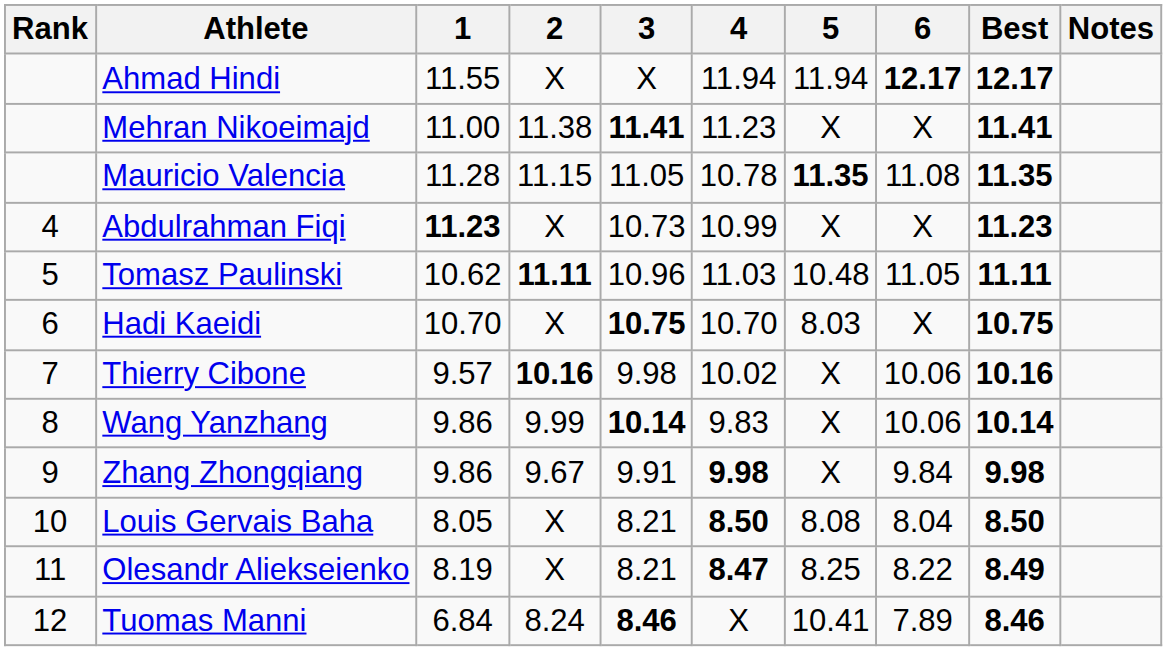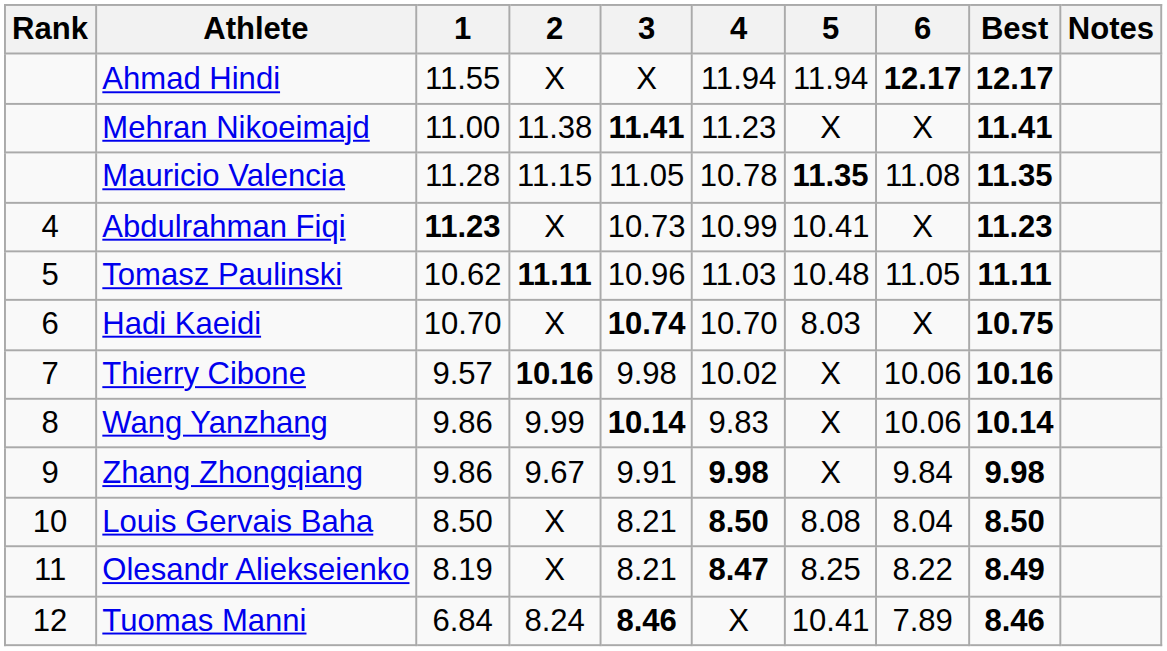(831, 226) X -> (831, 226) 10.41
(647, 324) 10.75 -> (647, 324) 10.74
(463, 521) 8.05 -> (463, 521) 8.50
